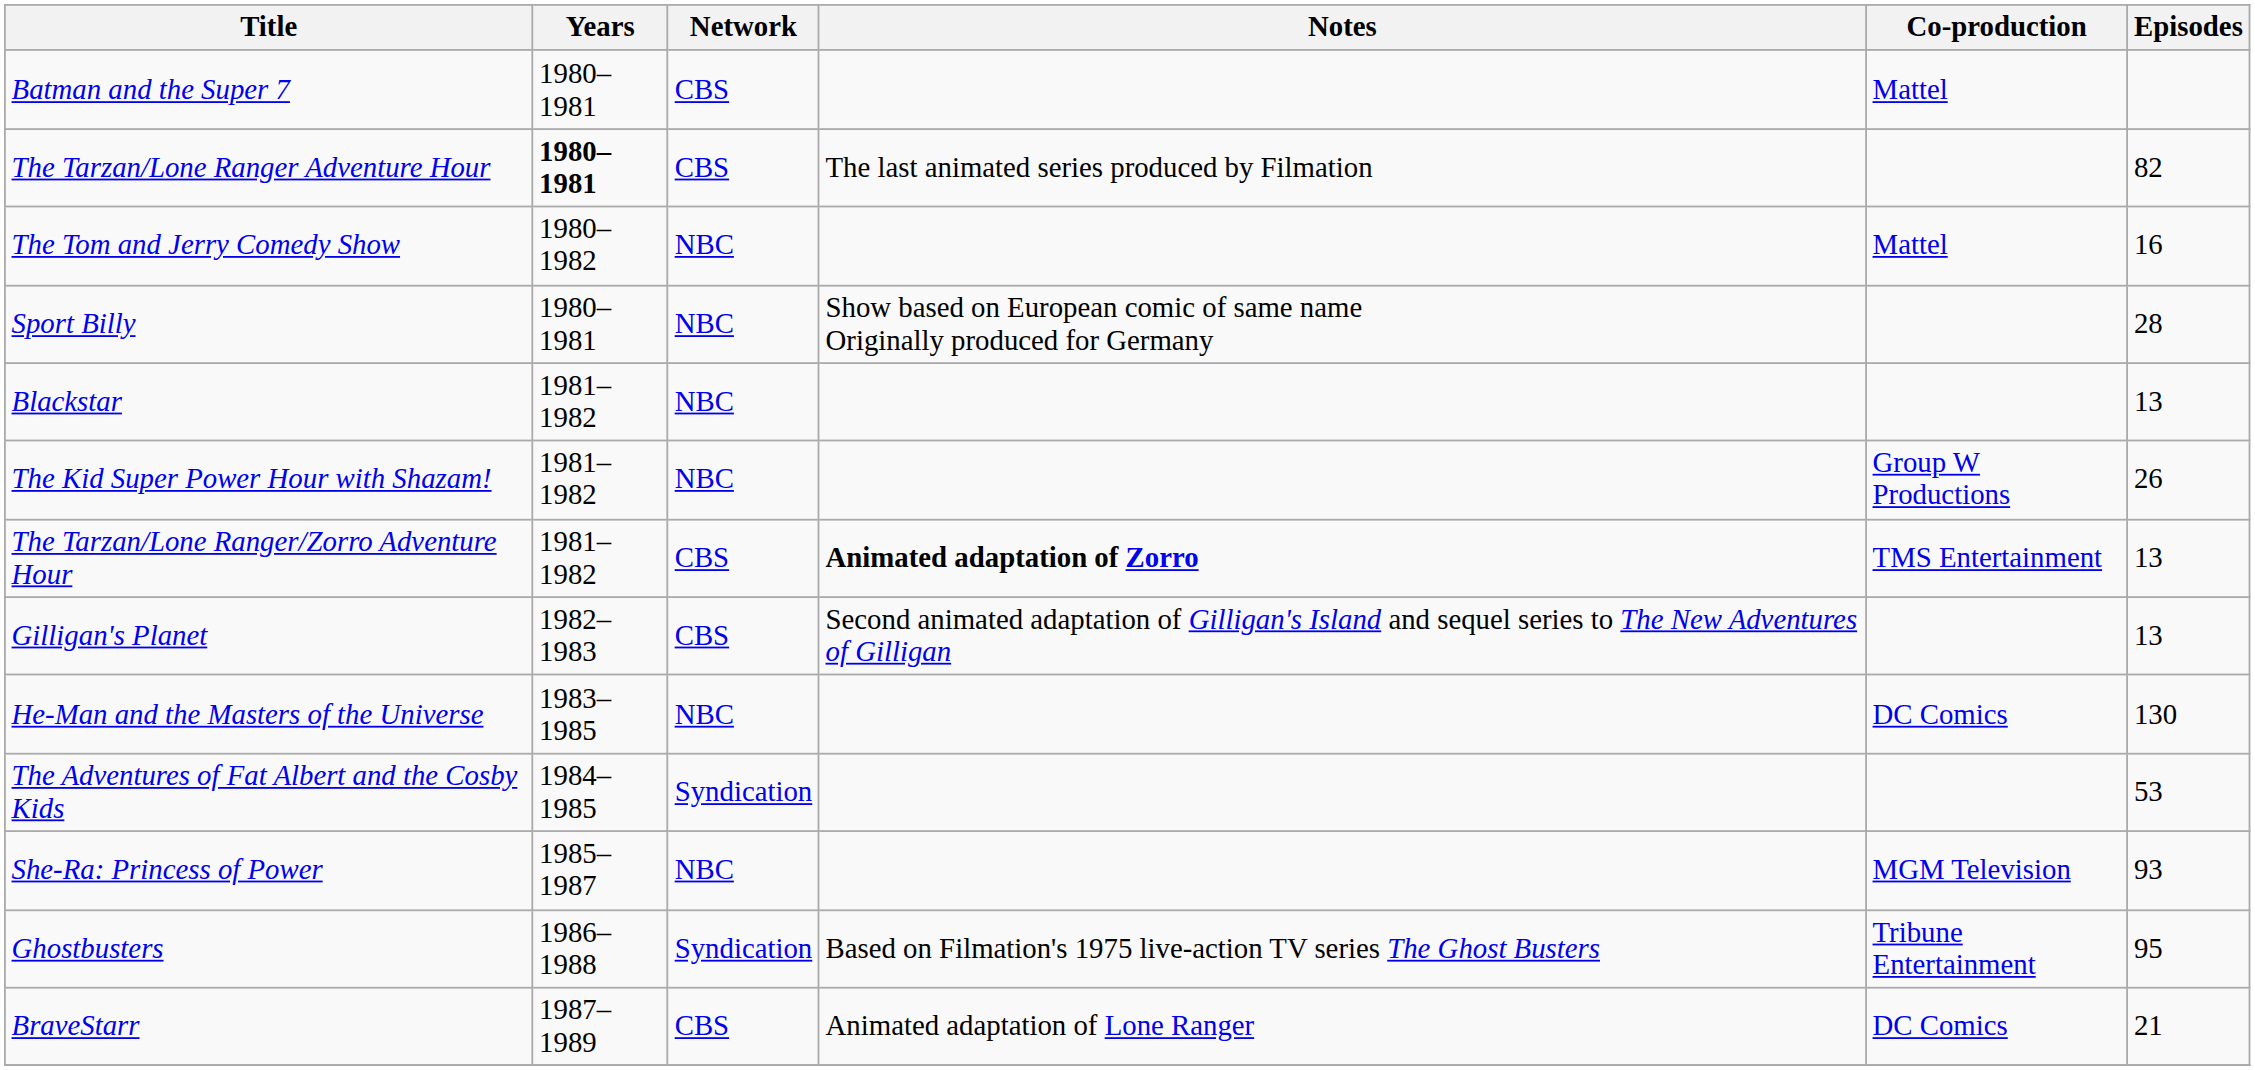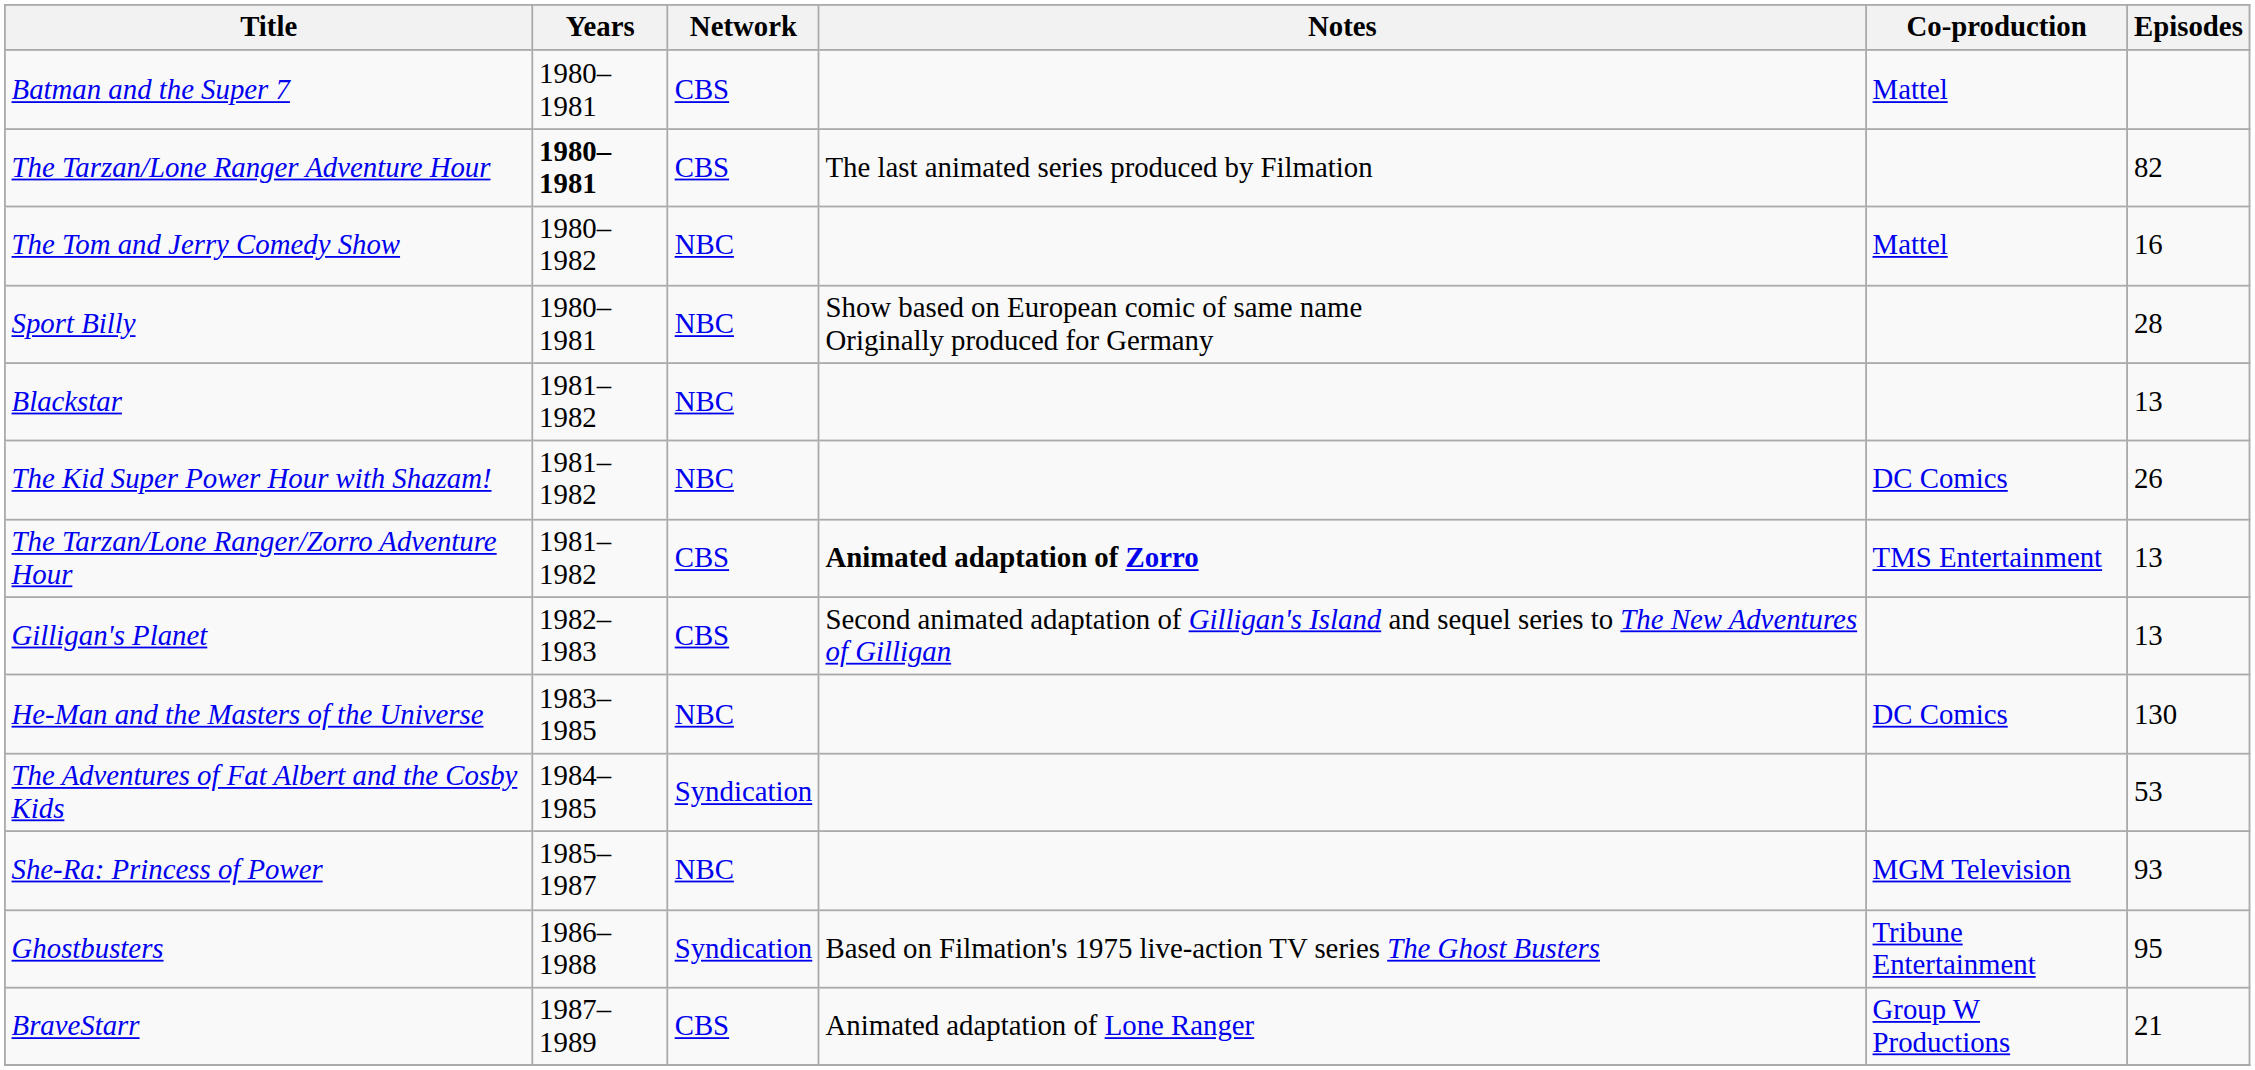(1941, 479) Group W Productions -> (1940, 479) DC Comics
(1940, 1026) DC Comics -> (1941, 1026) Group W Productions
